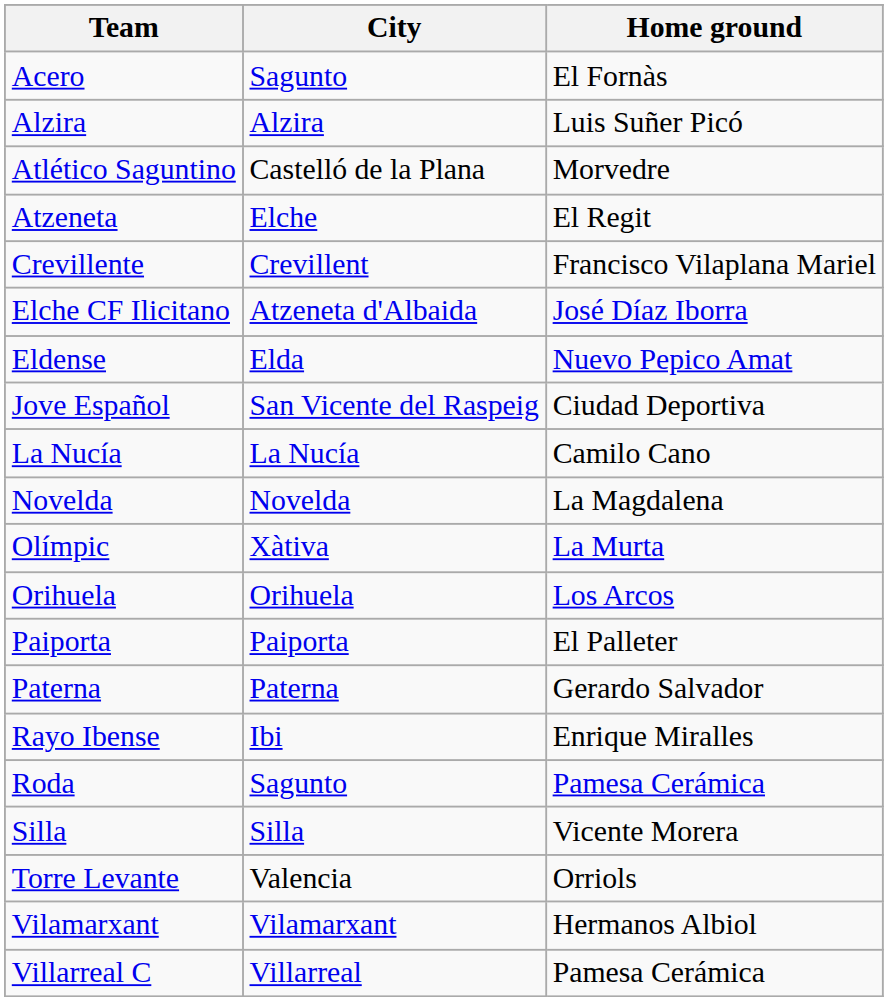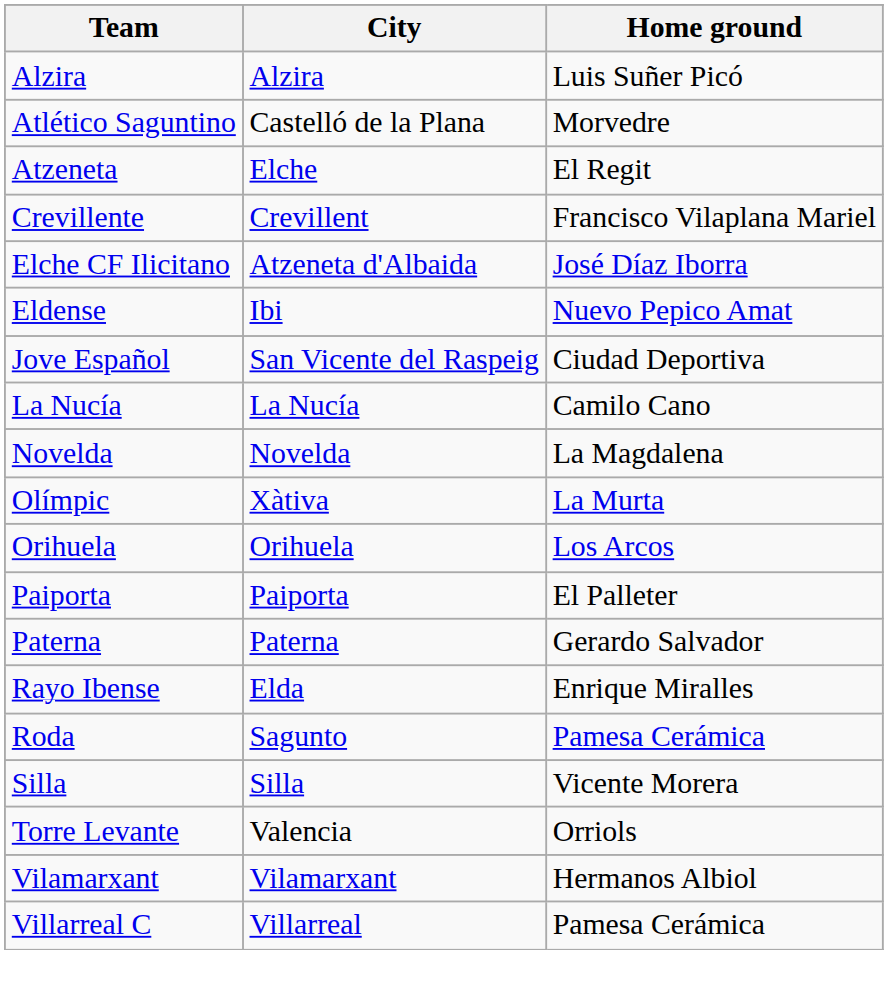- row: (48, 75)
(277, 358) Elda -> (266, 311) Ibi
(266, 736) Ibi -> (277, 688) Elda
